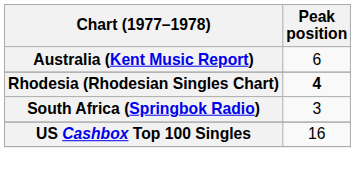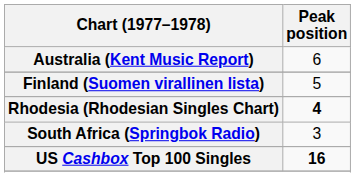+ row: (144, 84)
(317, 134) normal -> (317, 158) bold
